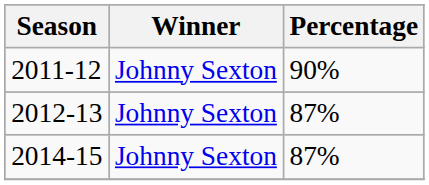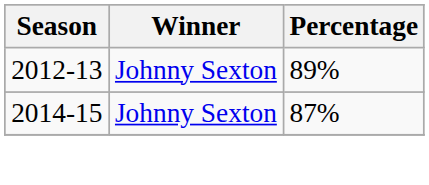- row: (56, 69)
(315, 112) 87% -> (315, 69) 89%
